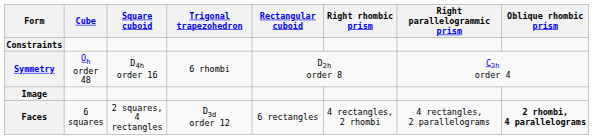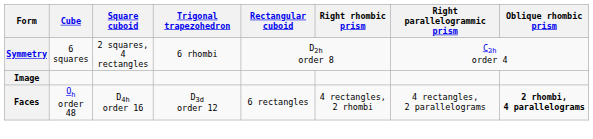- row: (34, 44)
(86, 69) Oh order 48 -> (71, 54) 6 squares
(137, 69) D4h order 16 -> (123, 54) 2 squares, 4 rectangles
(86, 117) 6 squares -> (71, 102) Oh order 48
(137, 117) 2 squares, 4 rectangles -> (123, 102) D4h order 16
